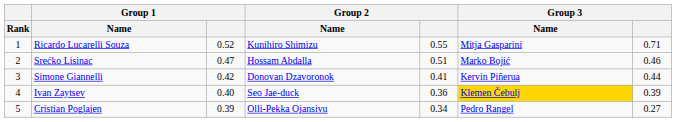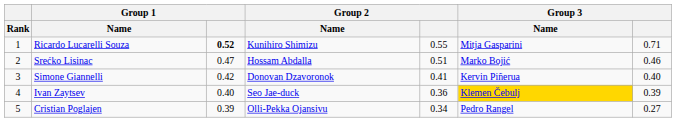(226, 45) normal -> (226, 45) bold
(652, 77) 0.44 -> (652, 77) 0.40
